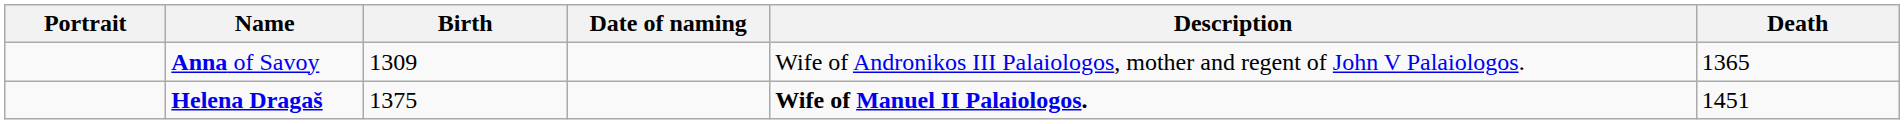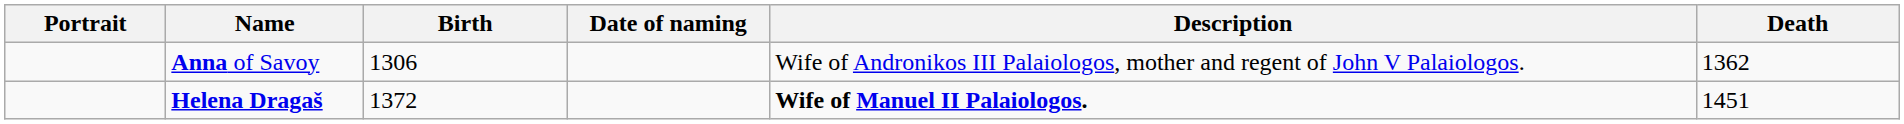(393, 61) 1309 -> (393, 61) 1306
(1726, 61) 1365 -> (1726, 61) 1362
(393, 99) 1375 -> (393, 99) 1372
